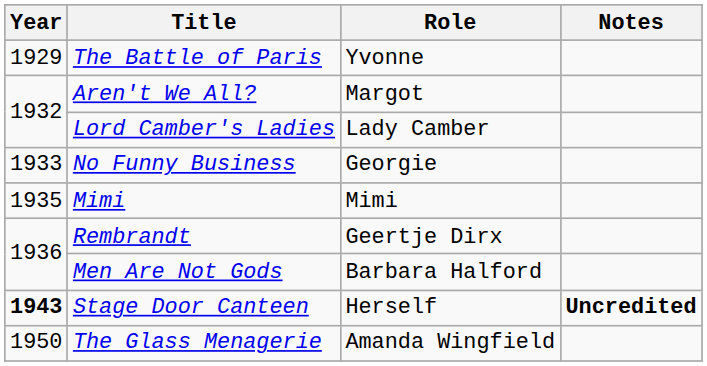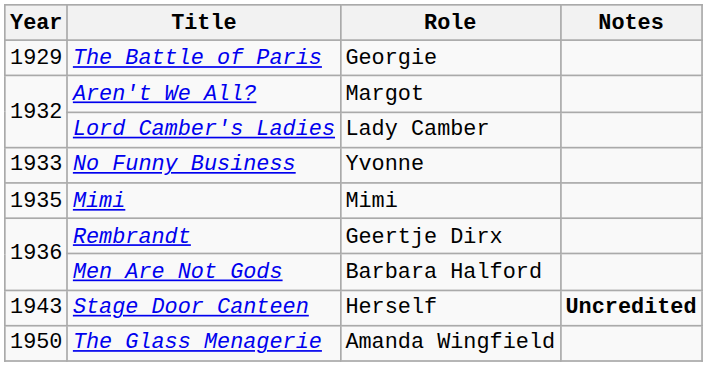(385, 58) Yvonne -> (391, 58) Georgie
(391, 165) Georgie -> (385, 165) Yvonne
(36, 307) bold -> (36, 307) normal
